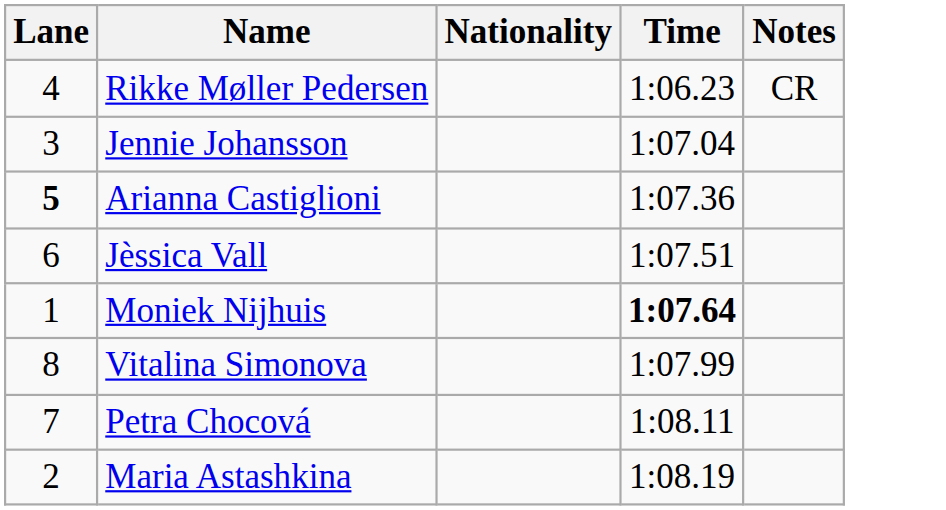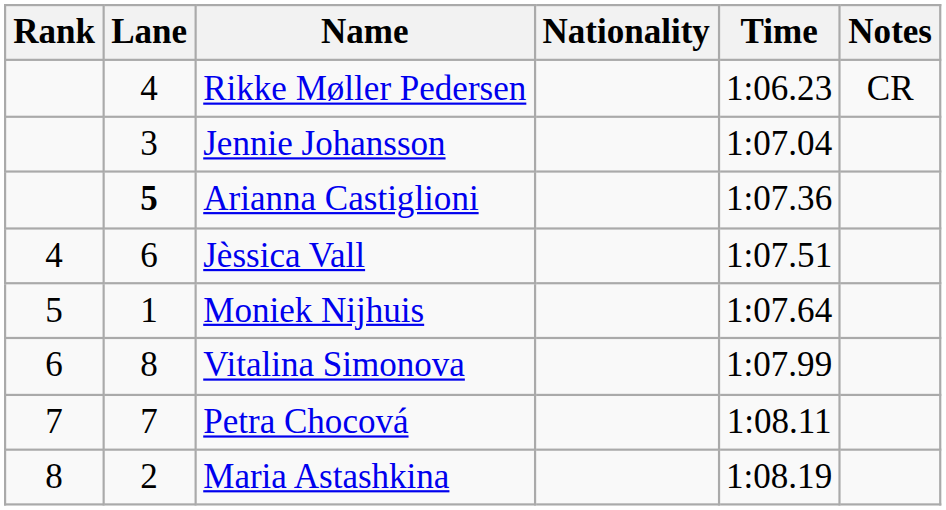+ column: (54, 32)
(682, 310) bold -> (779, 310) normal
